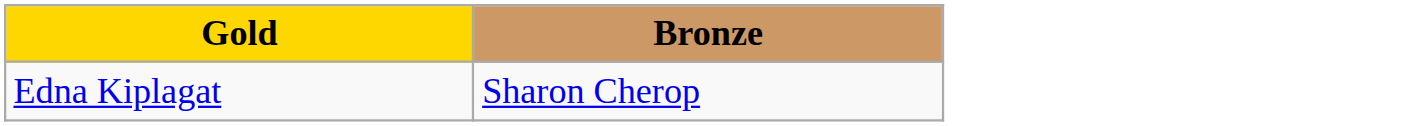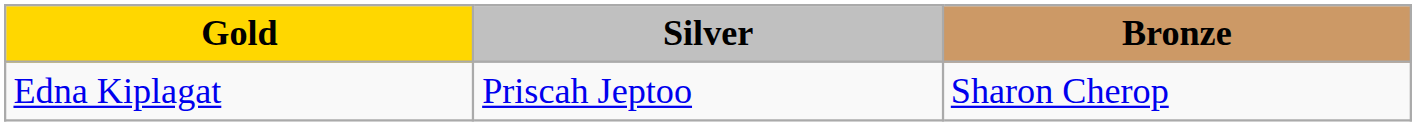+ column: (708, 33)
